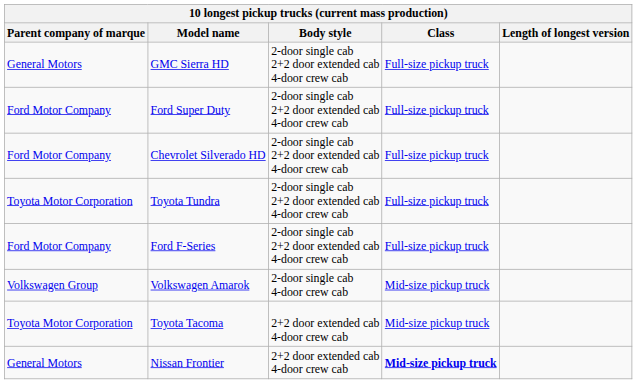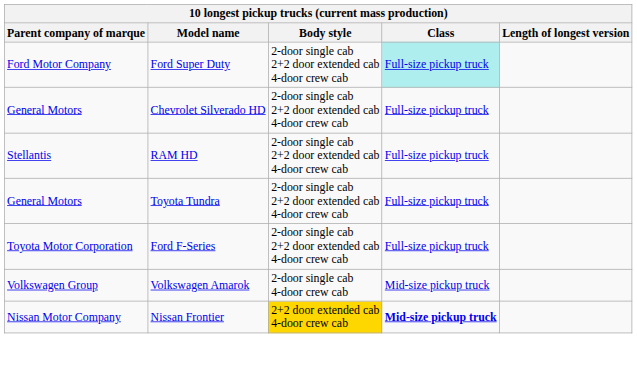- row: (191, 64)
(437, 110) no background -> (437, 64) paleturquoise background
(59, 155) Ford Motor Company -> (44, 110) General Motors
+ row: (174, 155)
(70, 201) Toyota Motor Corporation -> (44, 201) General Motors
(59, 246) Ford Motor Company -> (70, 246) Toyota Motor Corporation
- row: (187, 323)
(44, 362) General Motors -> (64, 317) Nissan Motor Company
(325, 362) no background -> (325, 317) gold background
